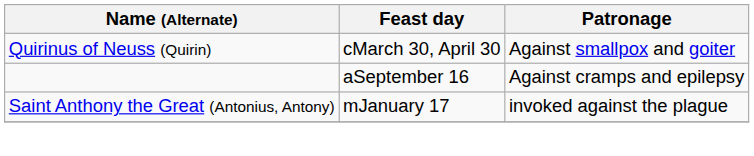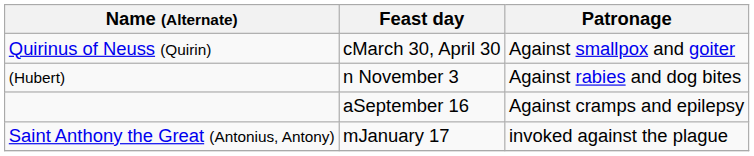+ row: (37, 77)
